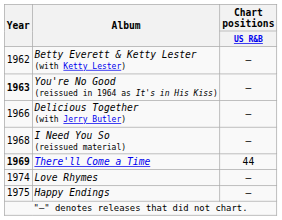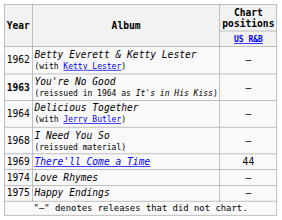(18, 114) 1966 -> (18, 114) 1964
(18, 162) bold -> (18, 162) normal
